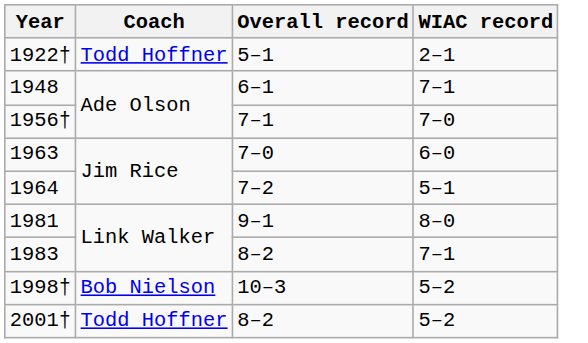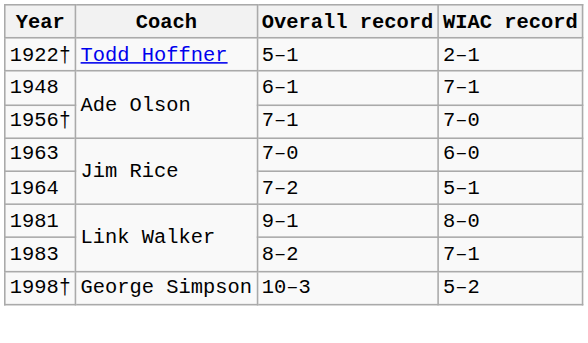(148, 288) Bob Nielson -> (166, 288) George Simpson
- row: (40, 321)
